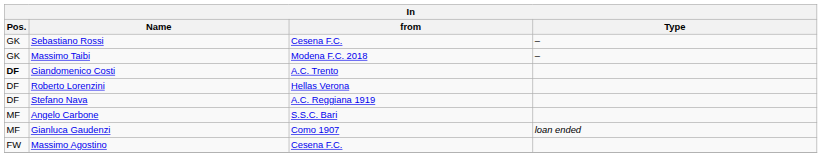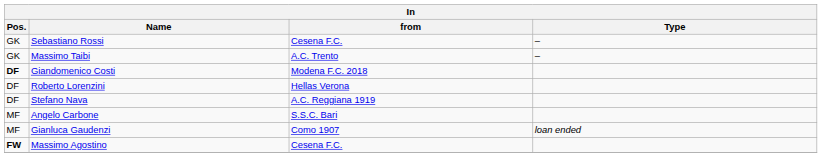(329, 56) Modena F.C. 2018 -> (315, 56) A.C. Trento
(315, 71) A.C. Trento -> (329, 71) Modena F.C. 2018
(14, 145) normal -> (14, 145) bold
